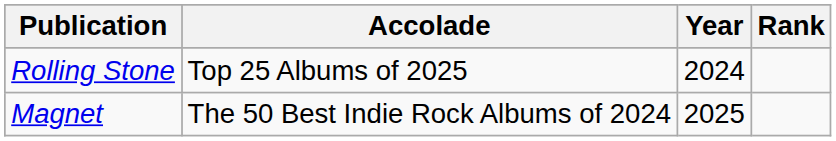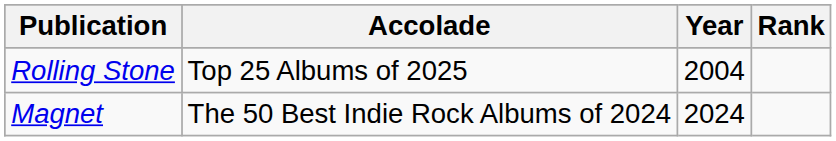(714, 69) 2024 -> (714, 69) 2004
(714, 113) 2025 -> (714, 113) 2024
